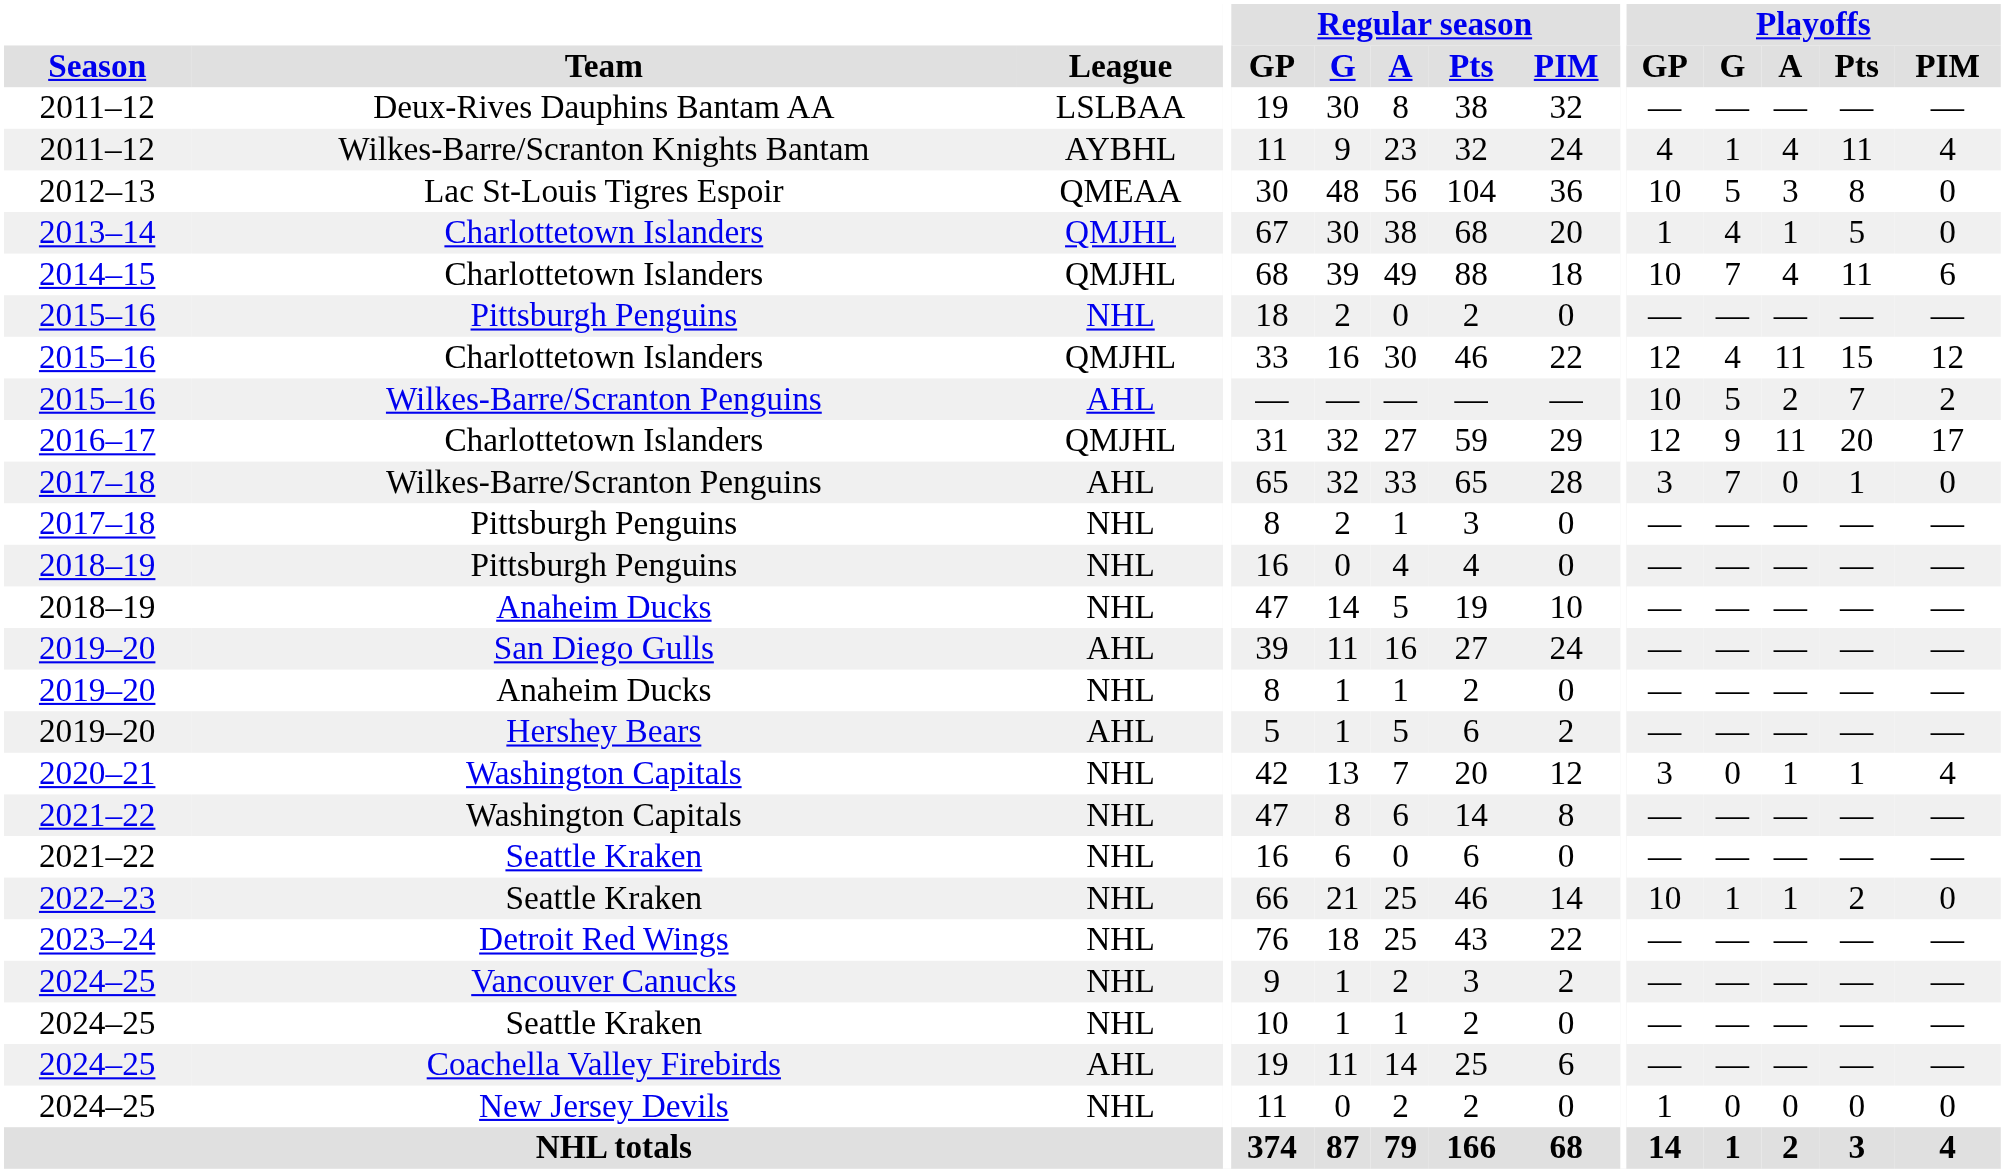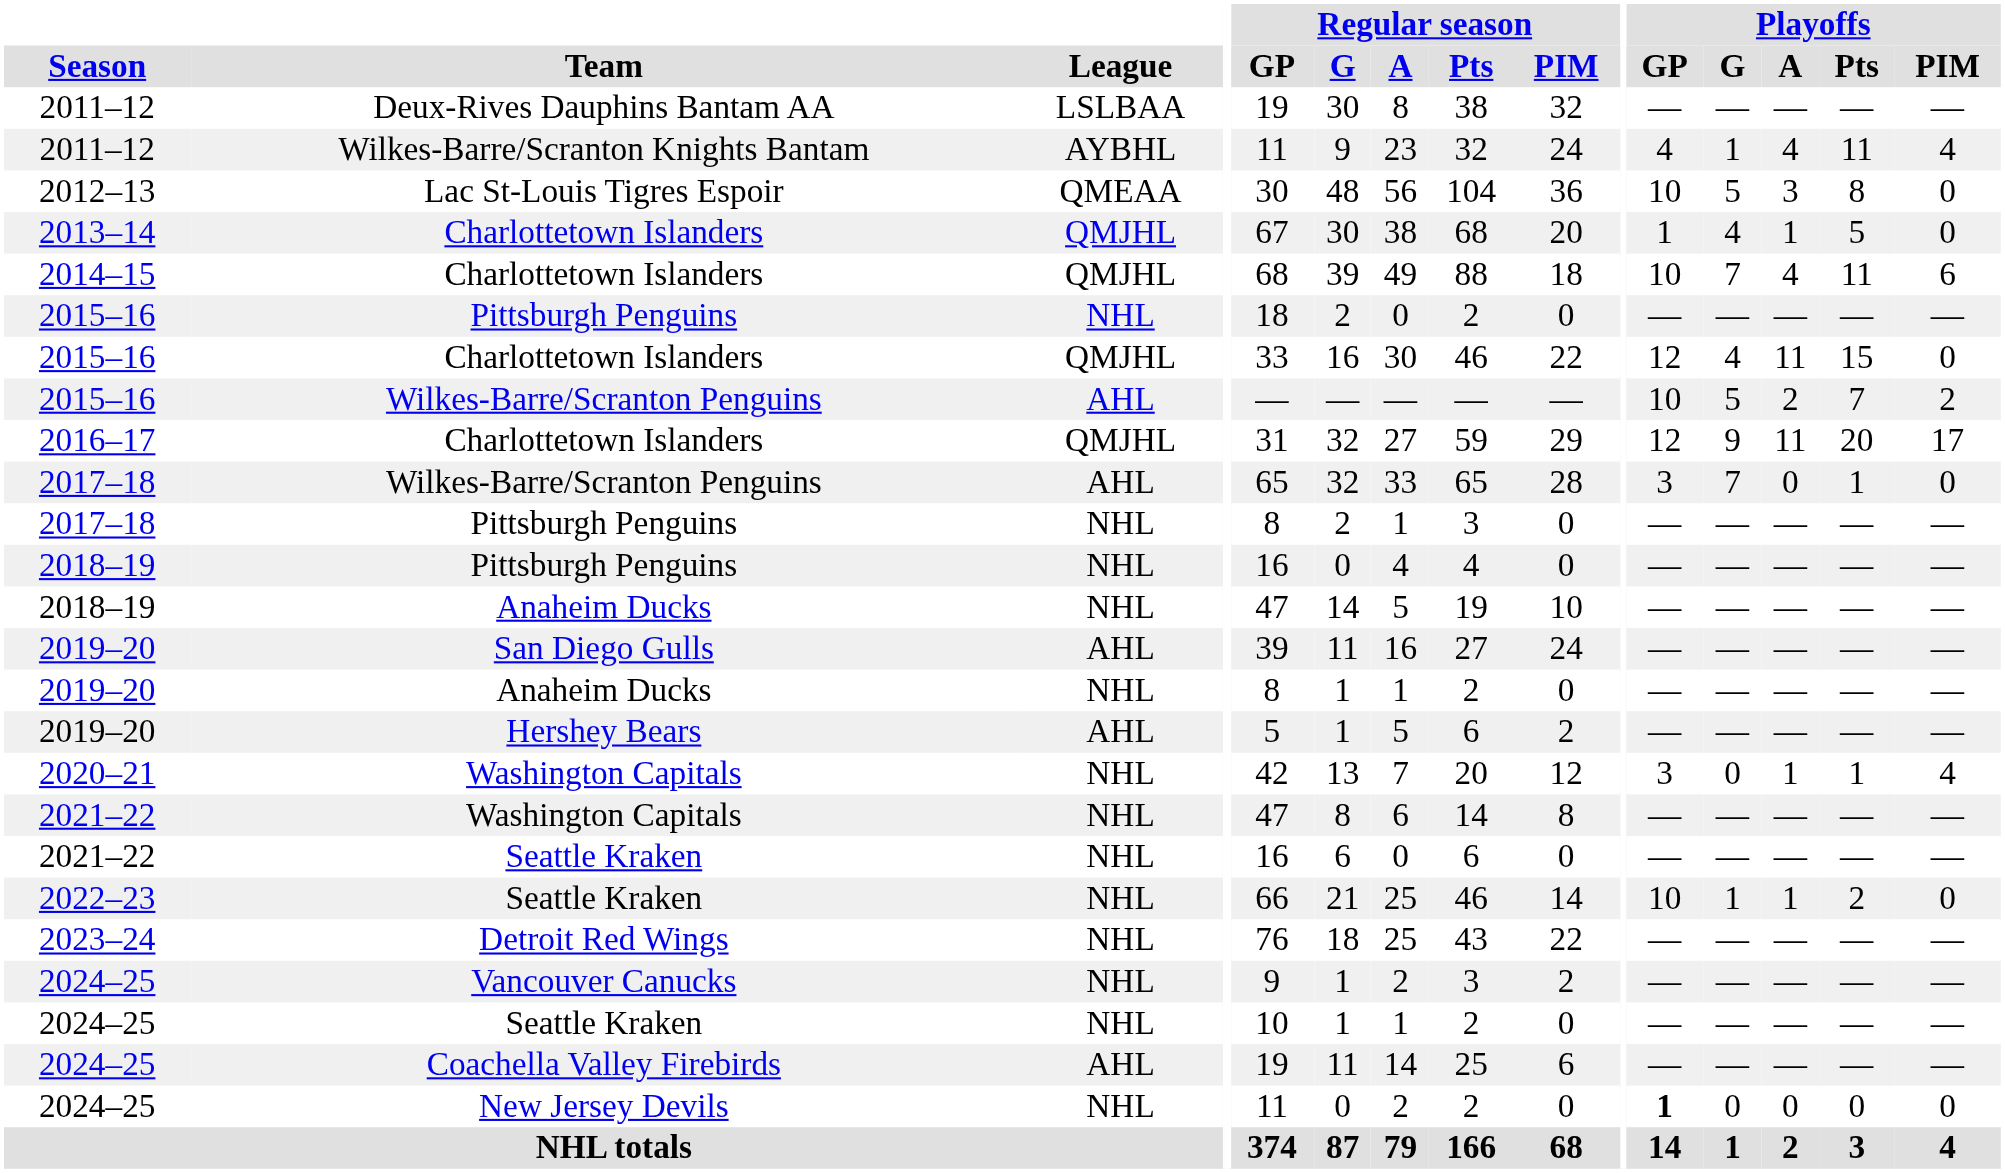(1947, 357) 12 -> (1947, 357) 0
(1665, 1105) normal -> (1665, 1105) bold
